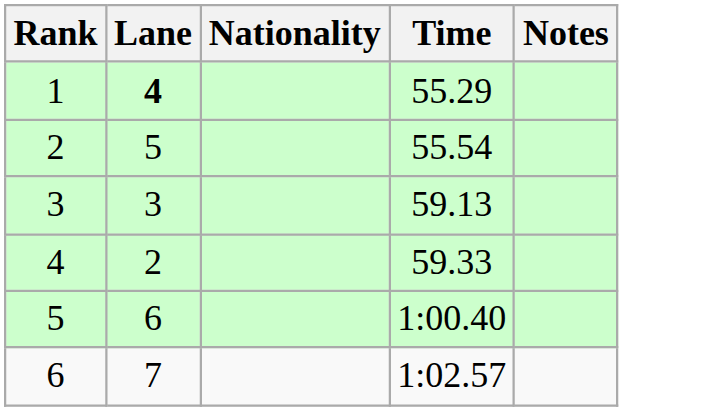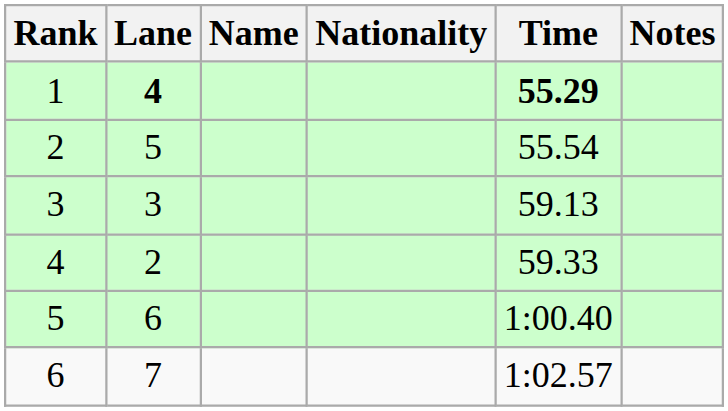+ column: (254, 33)
(452, 90) normal -> (558, 90) bold
